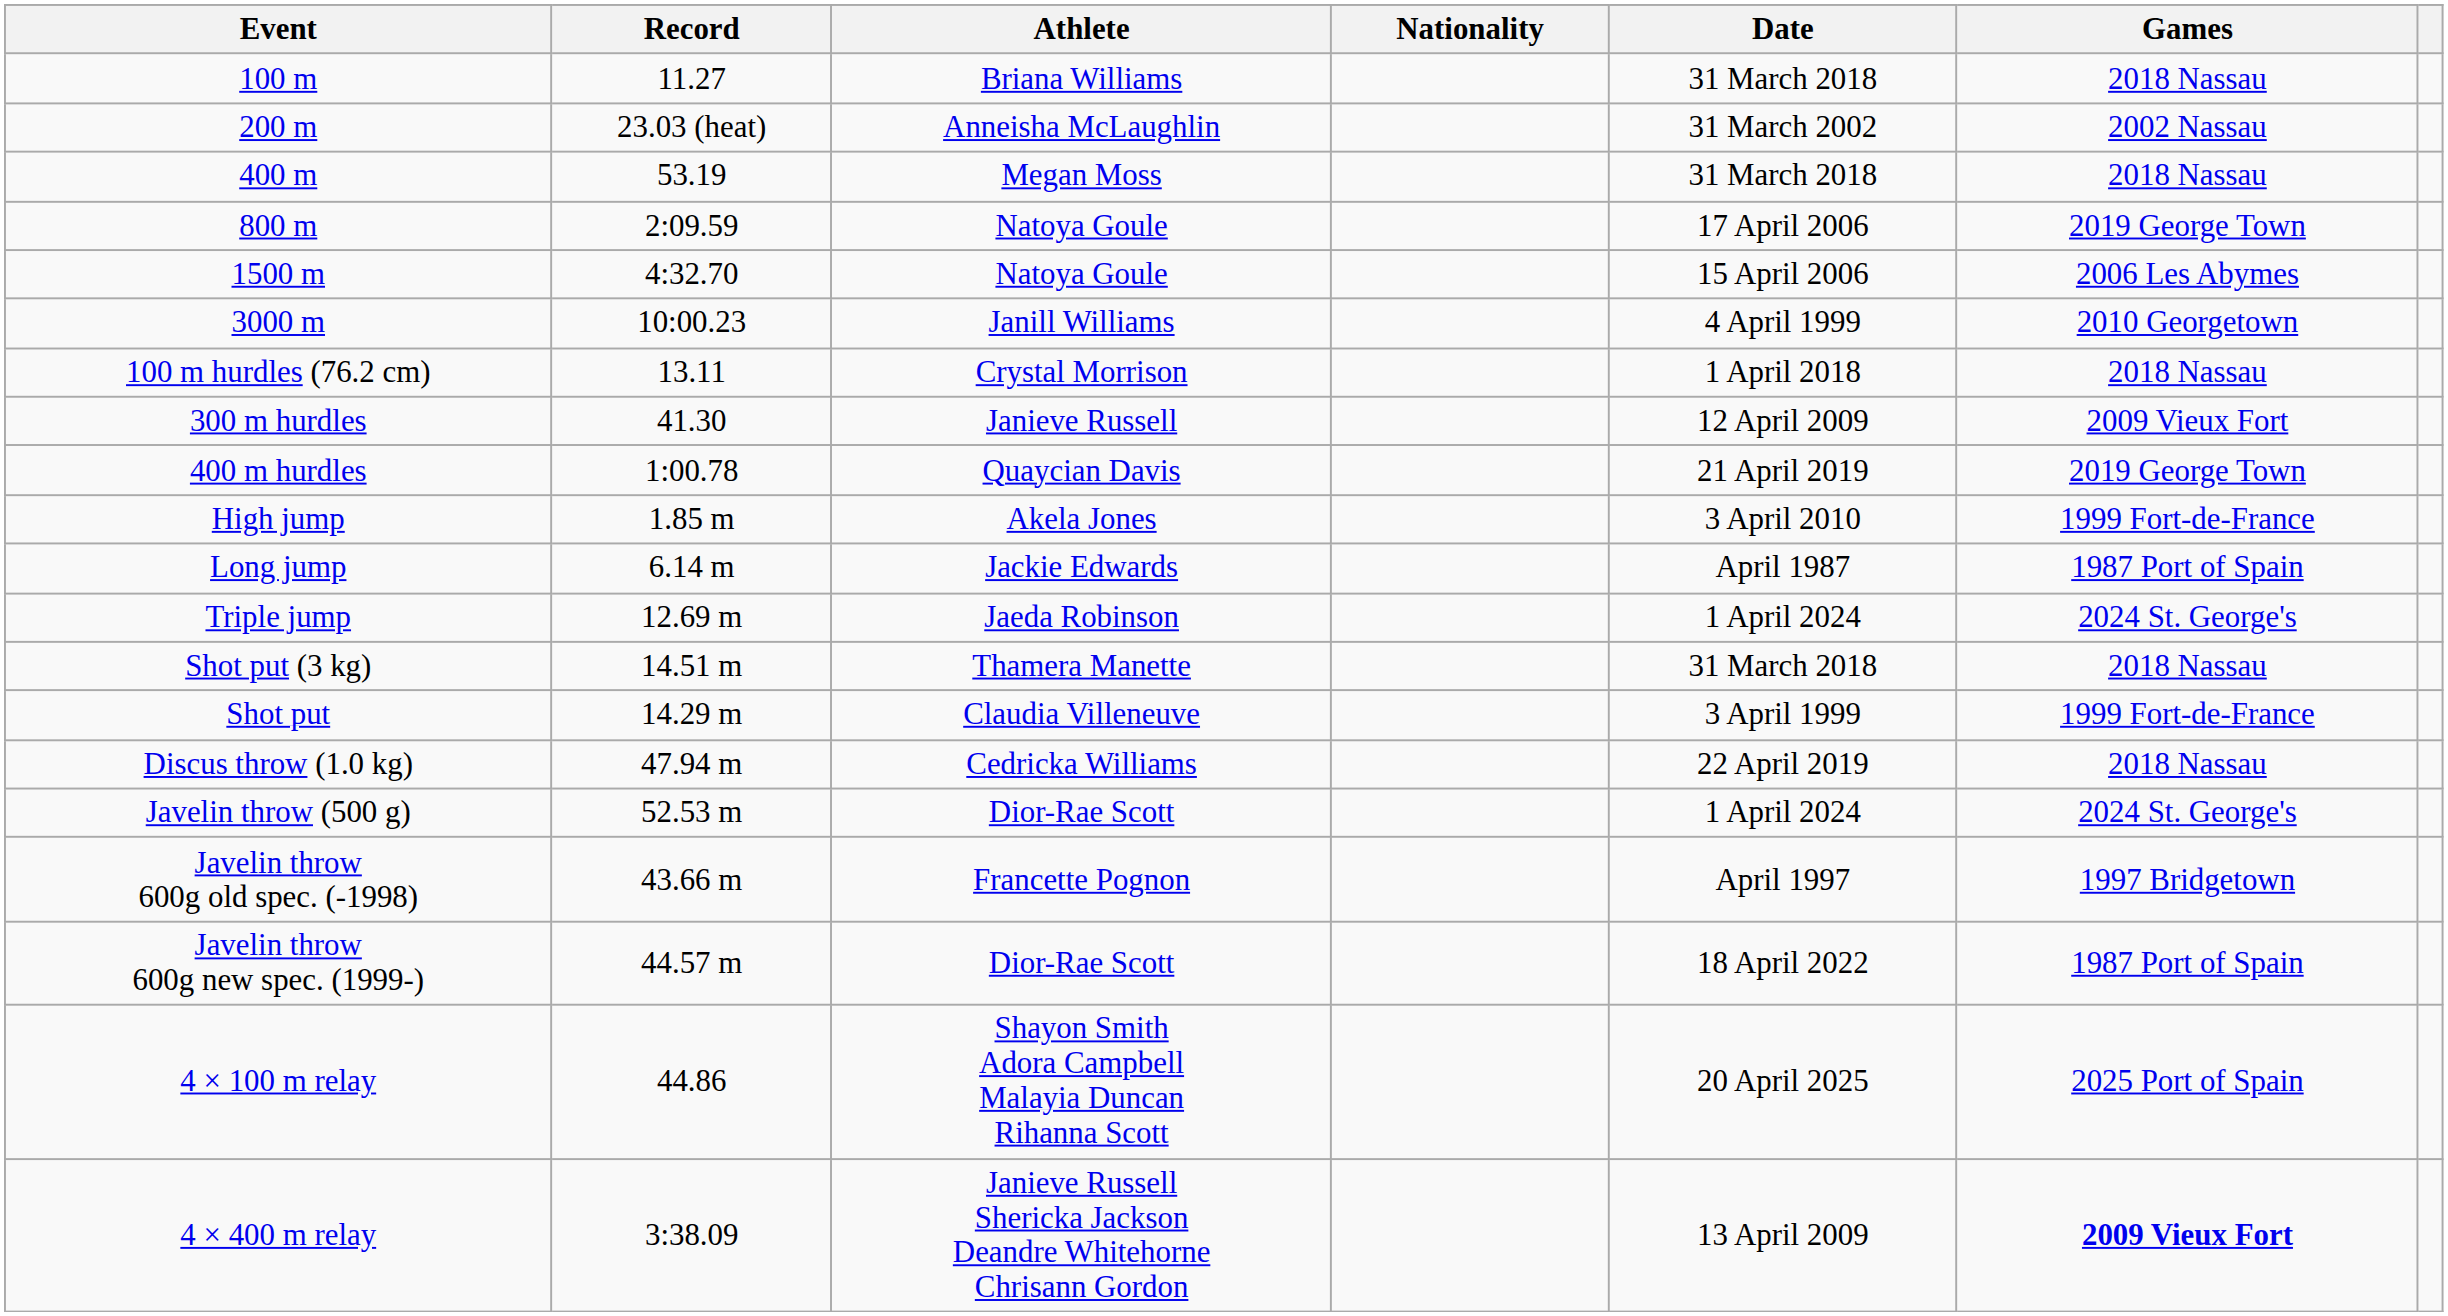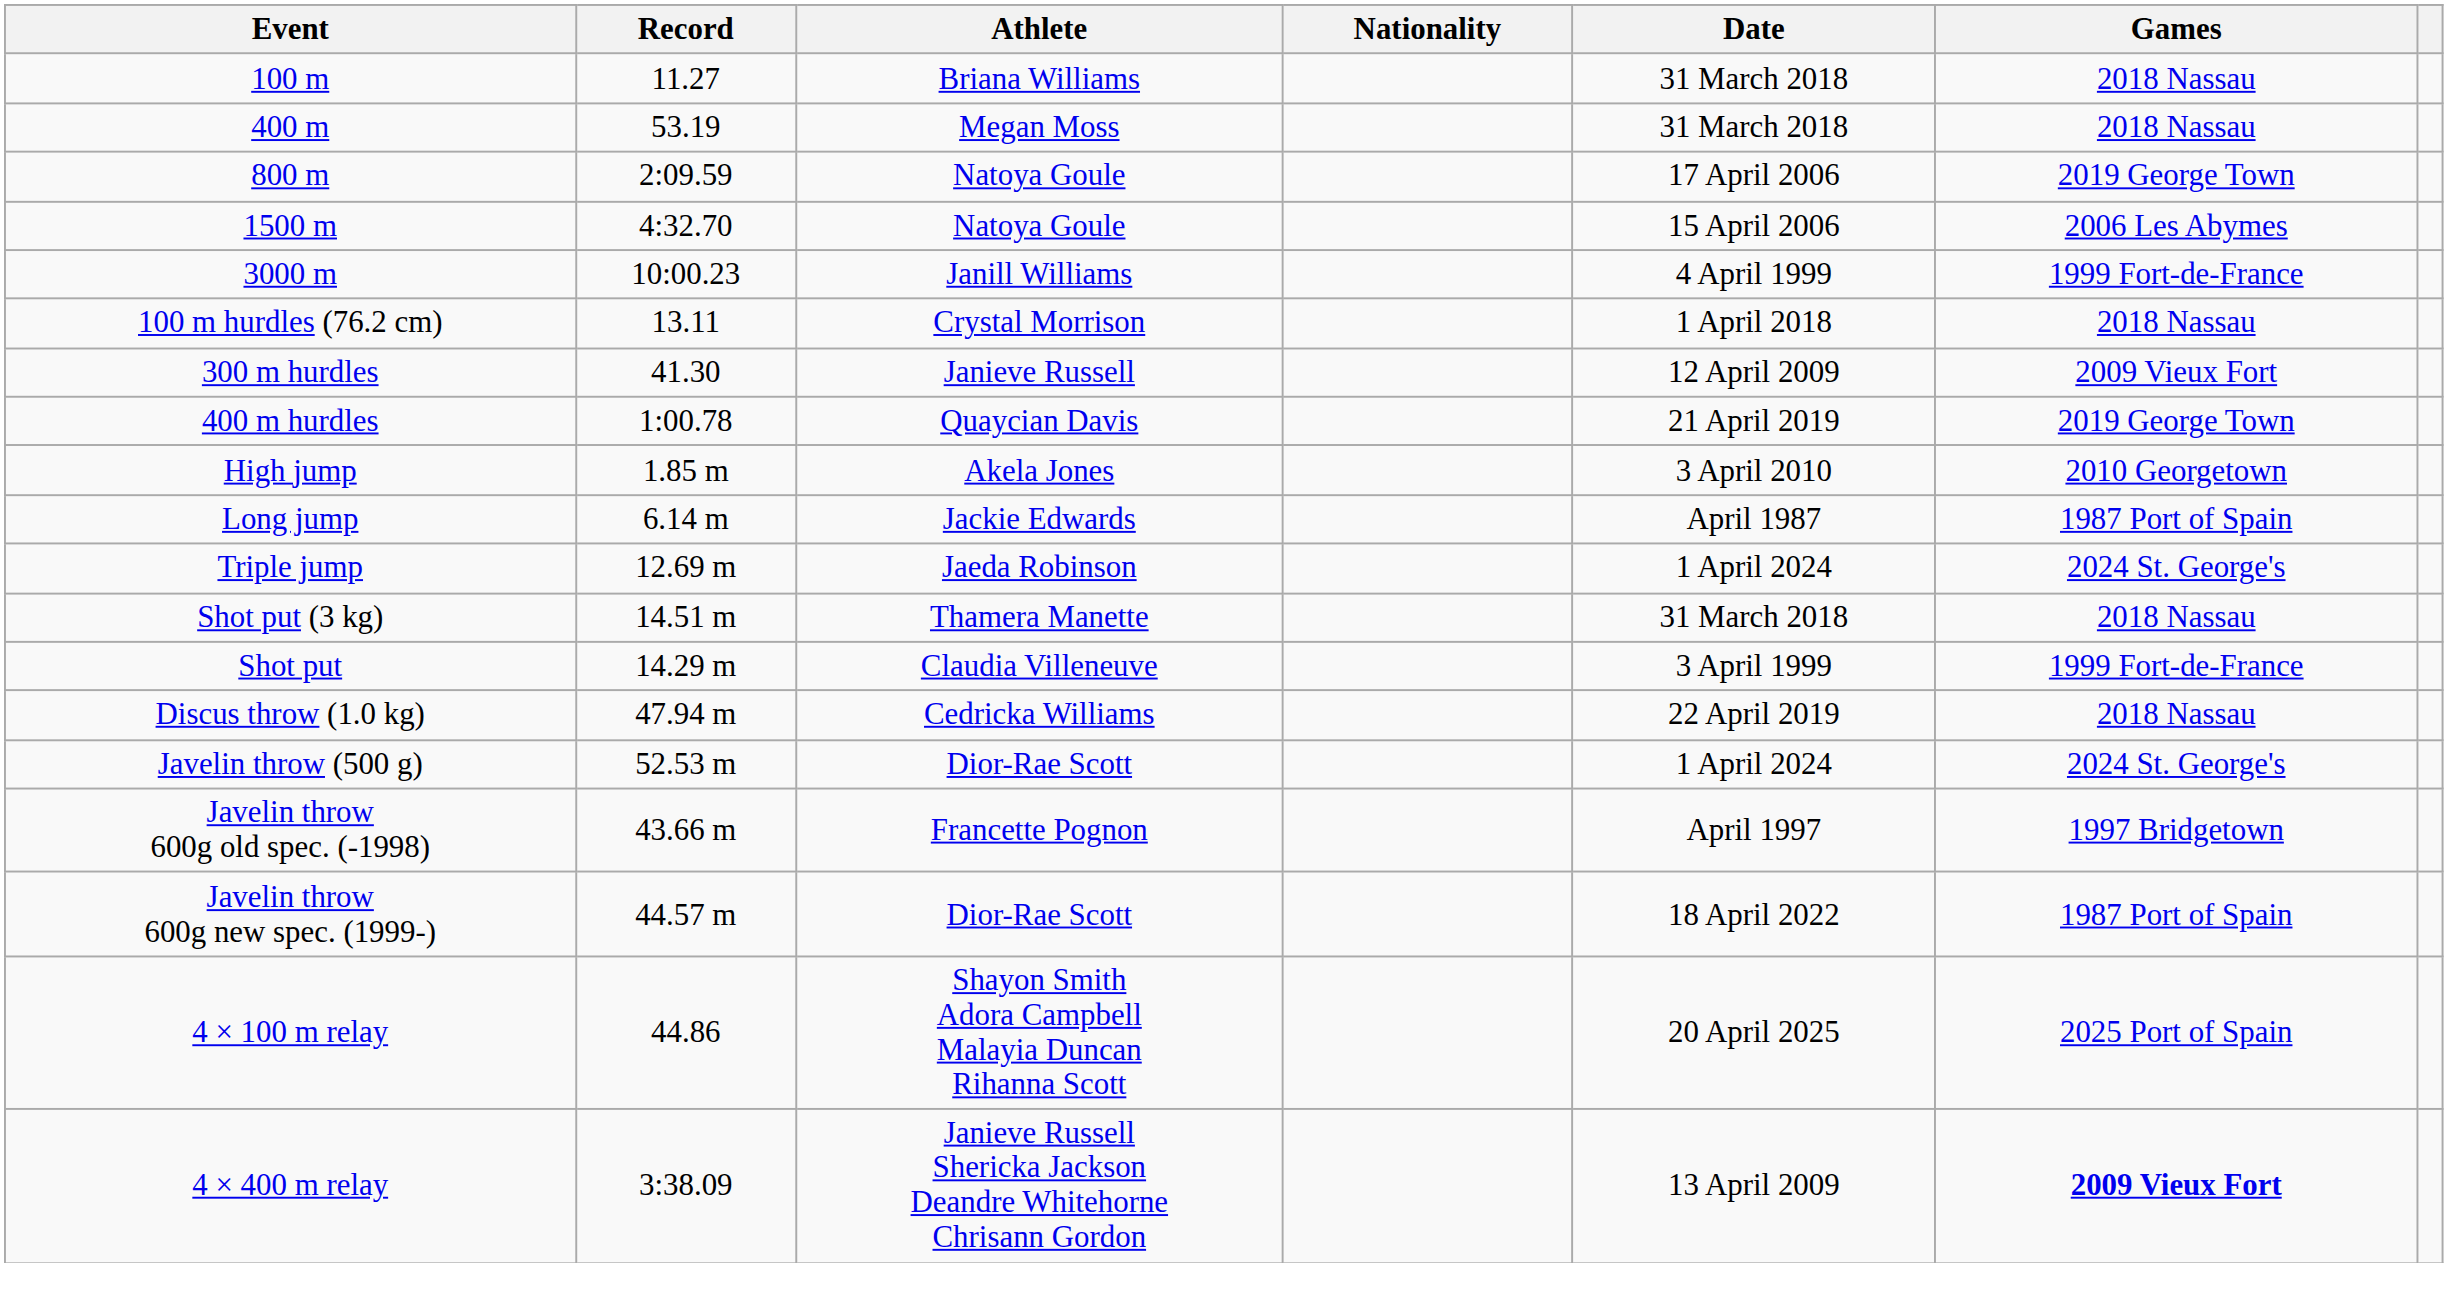- row: (278, 126)
(2187, 322) 2010 Georgetown -> (2176, 273) 1999 Fort-de-France
(2187, 518) 1999 Fort-de-France -> (2176, 469) 2010 Georgetown
